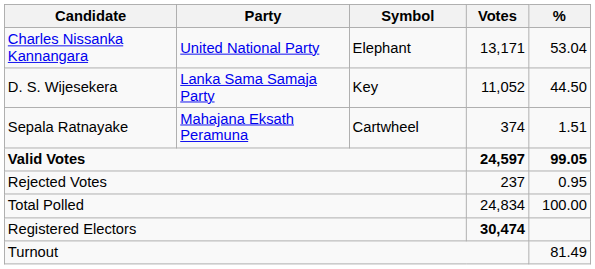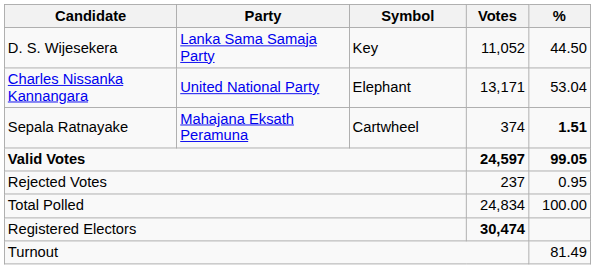rows swapped: (66, 47) <-> (63, 87)
(573, 127) normal -> (573, 127) bold
